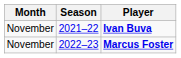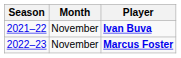columns swapped: (79, 12) <-> (30, 12)
